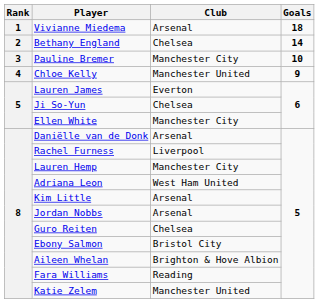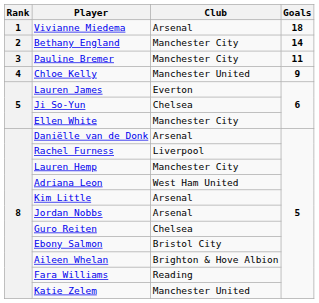(173, 43) Chelsea -> (196, 43) Manchester City
(297, 58) 10 -> (297, 58) 11
